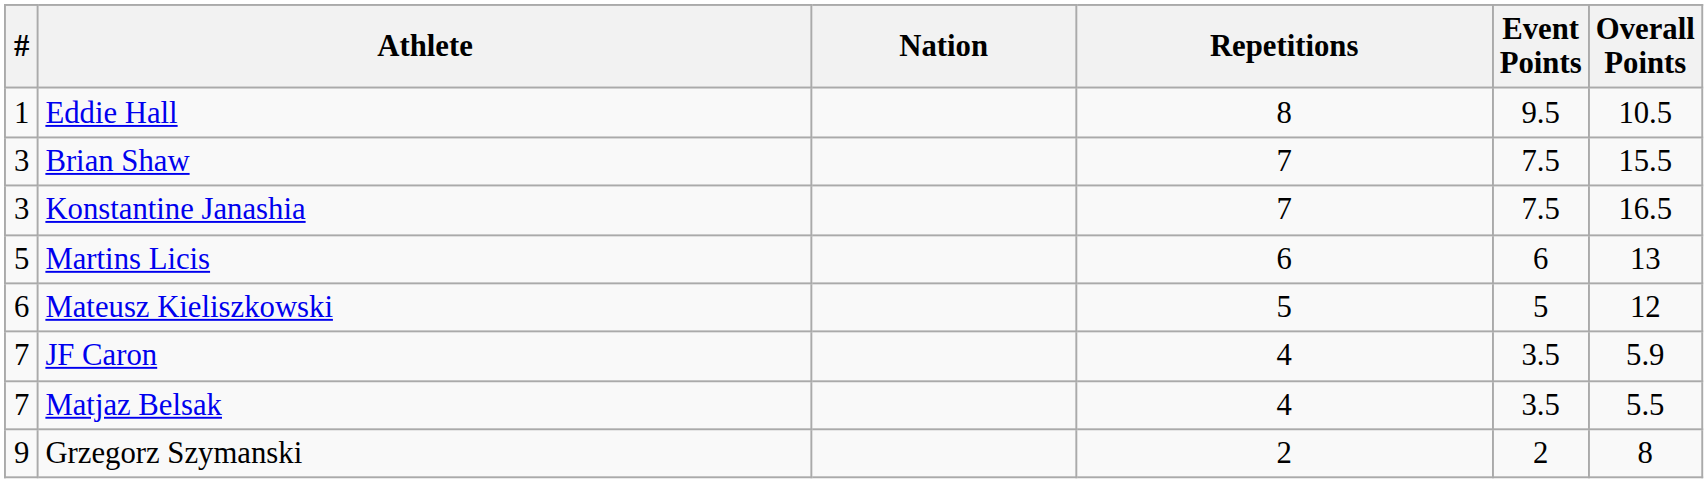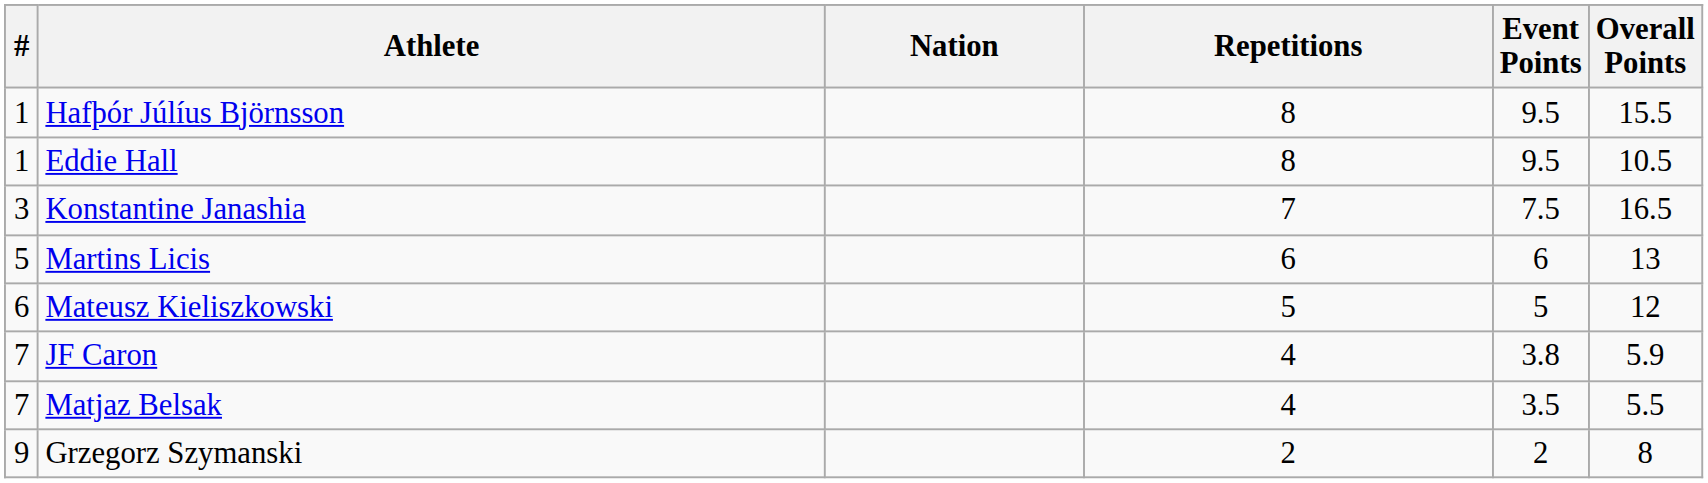+ row: (195, 112)
- row: (118, 160)
(1541, 355) 3.5 -> (1541, 355) 3.8
